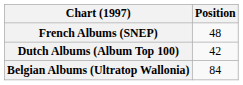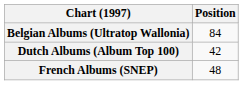rows swapped: (98, 70) <-> (98, 32)
